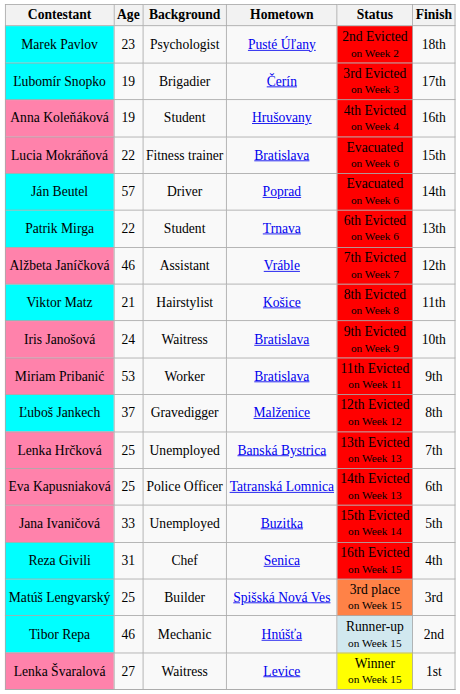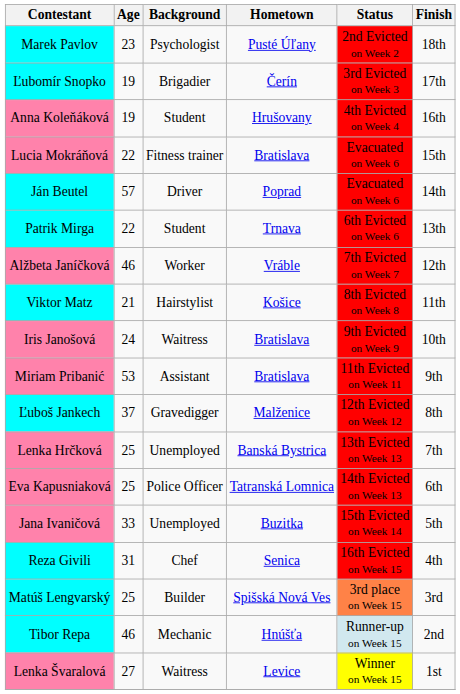(185, 265) Assistant -> (185, 265) Worker
(185, 376) Worker -> (185, 376) Assistant
